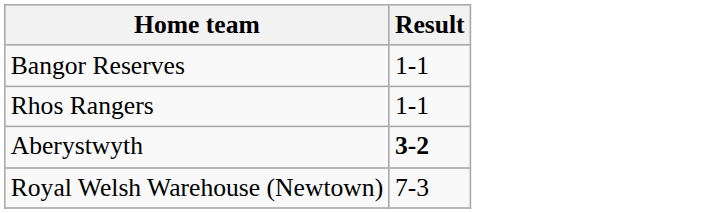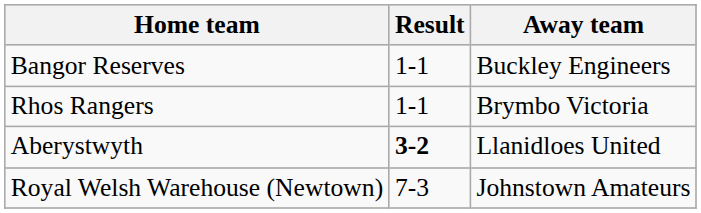+ column: (583, 24)
